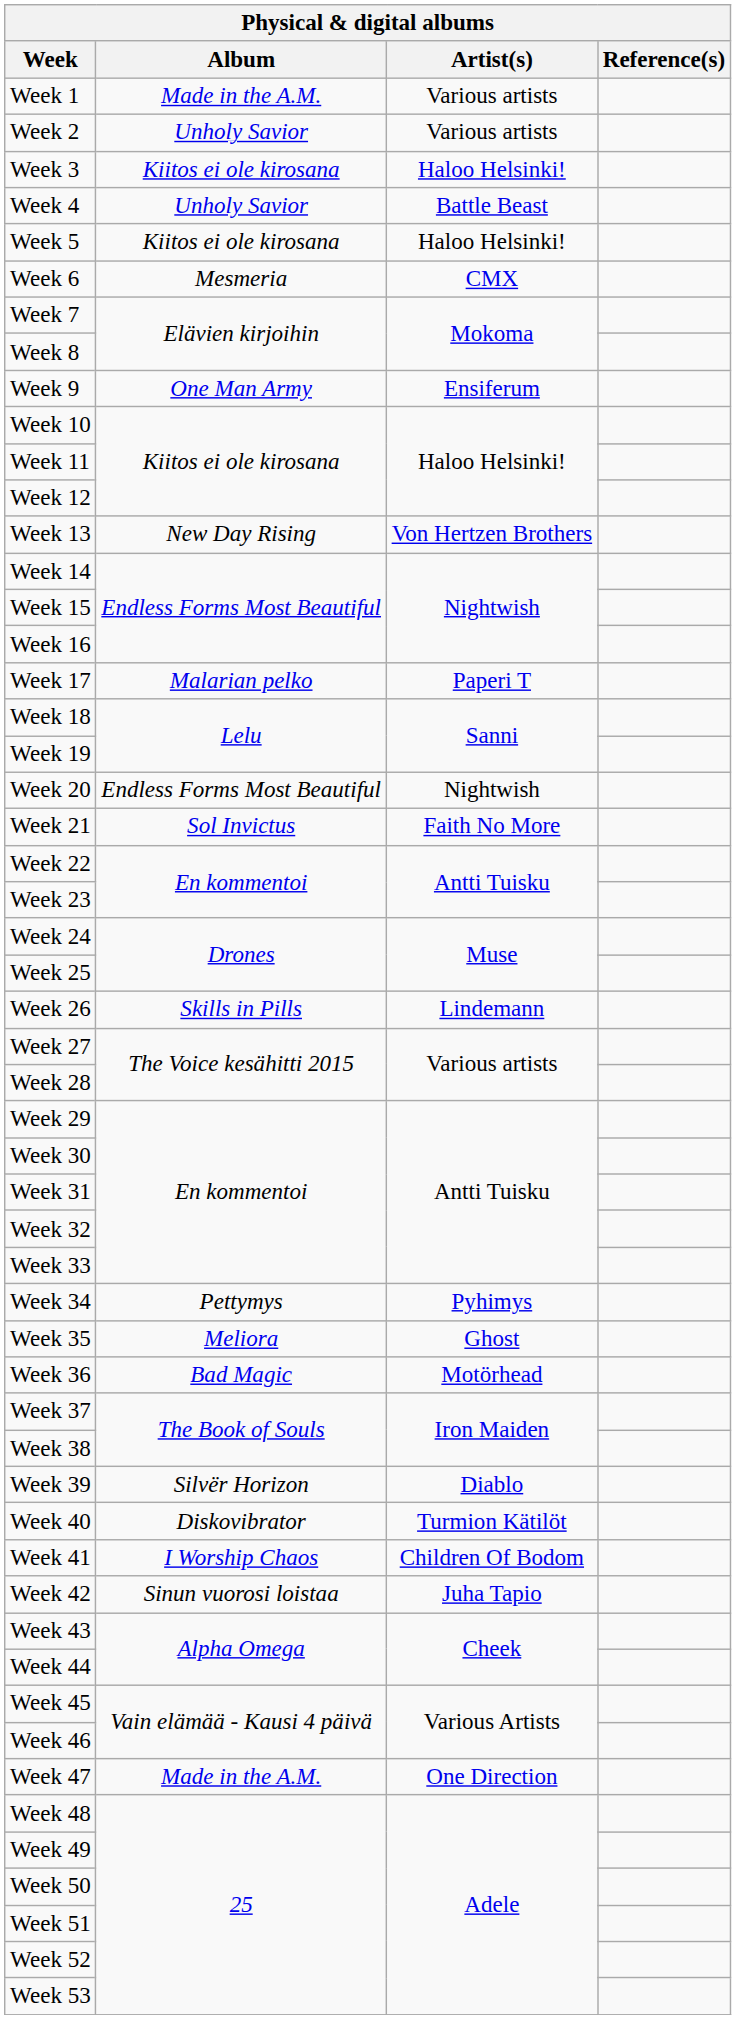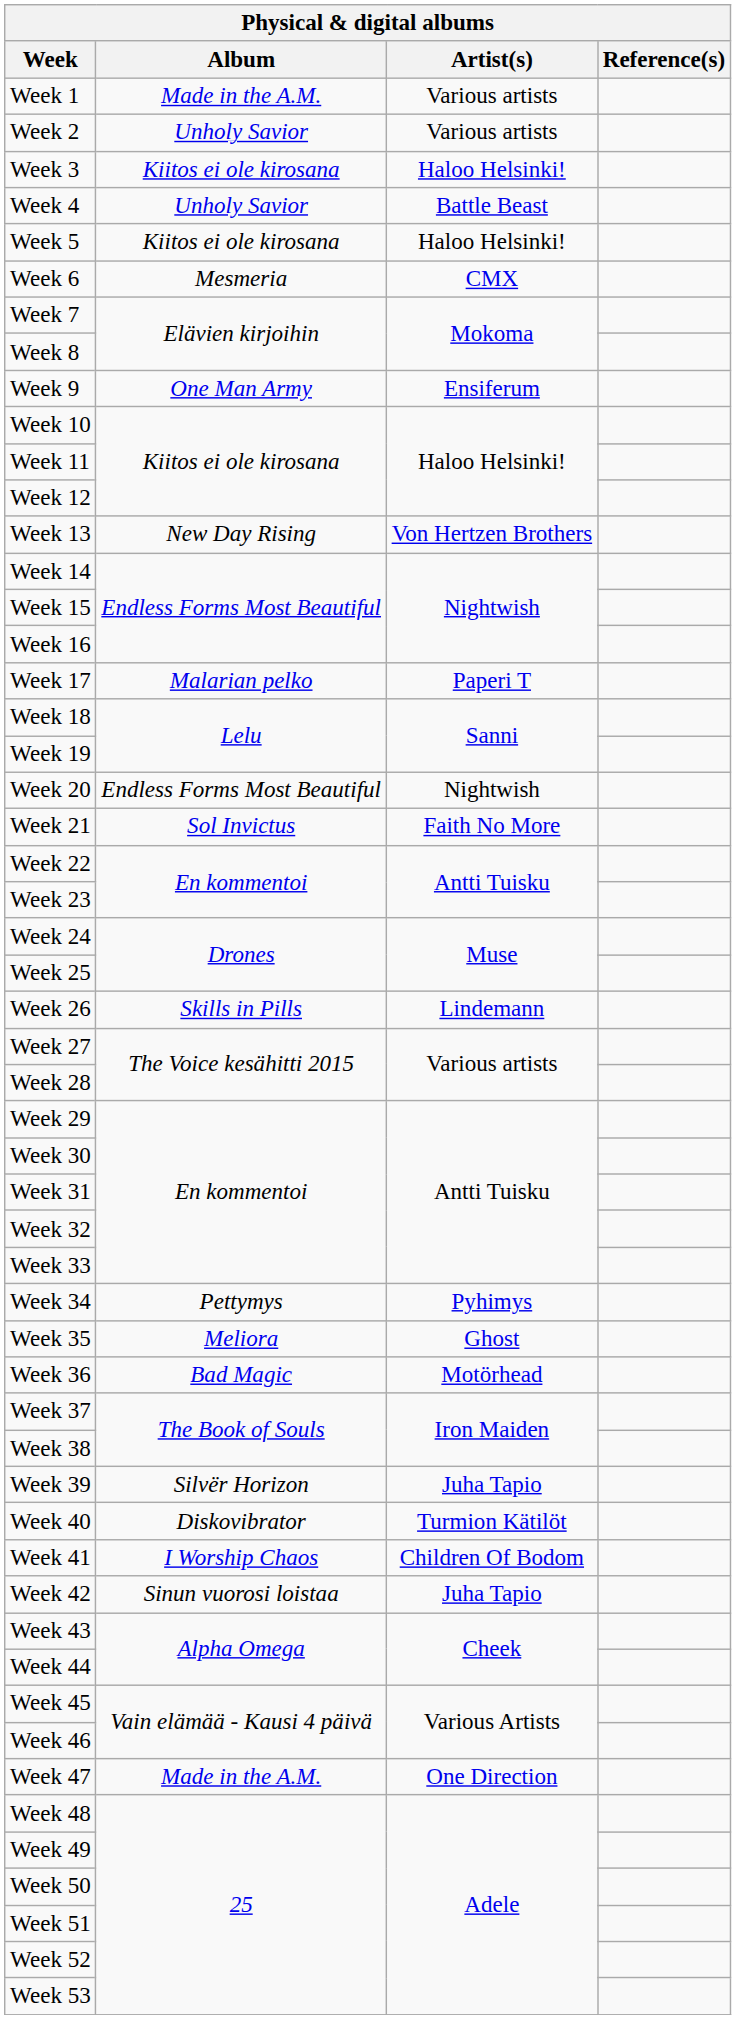(492, 1484) Diablo -> (492, 1484) Juha Tapio
